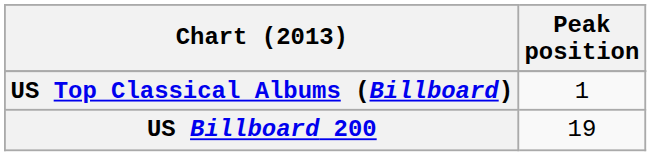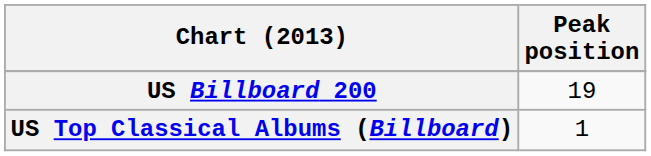rows swapped: (262, 130) <-> (262, 91)
